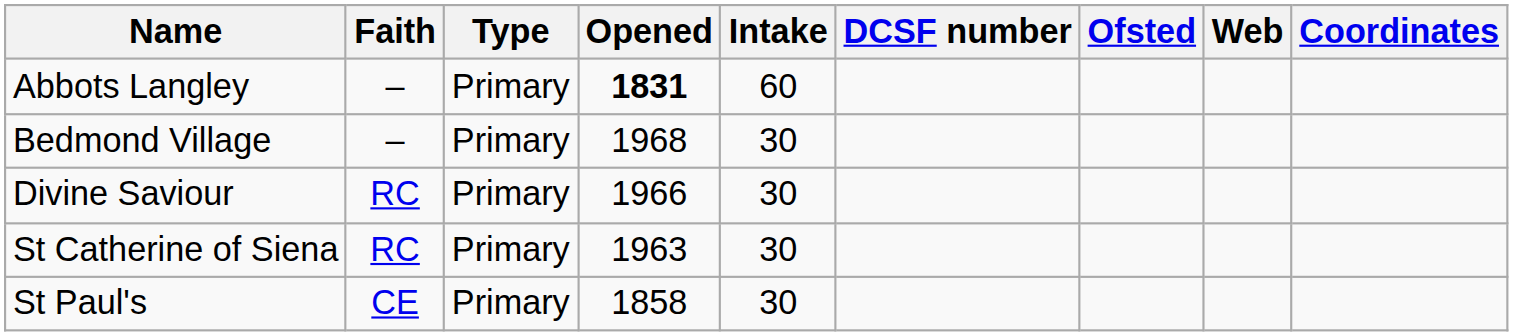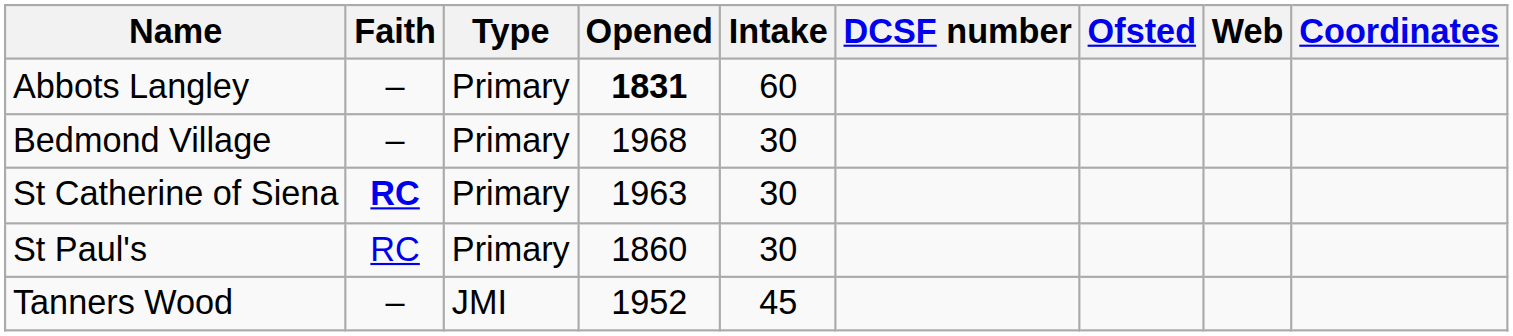- row: (123, 194)
(395, 248) normal -> (395, 194) bold
(395, 303) CE -> (395, 248) RC
(649, 303) 1858 -> (649, 248) 1860
+ row: (123, 303)
